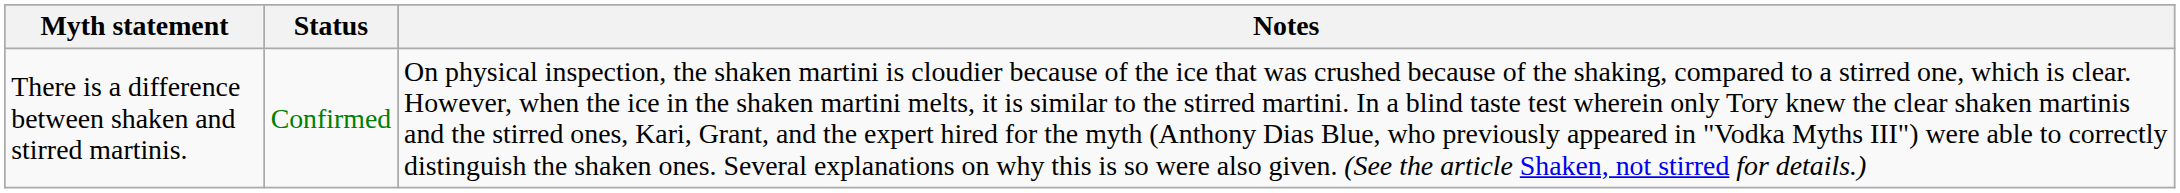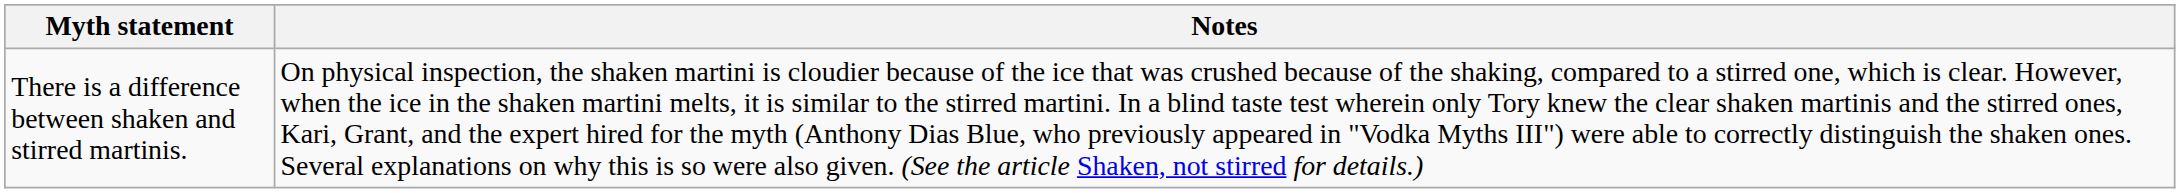- column: (331, 26)
